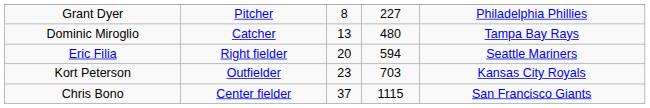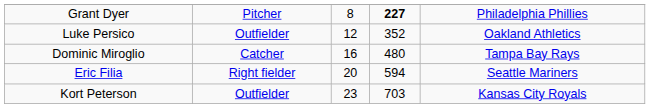(390, 14) normal -> (395, 14) bold
+ row: (98, 34)
(344, 34) 13 -> (350, 53) 16
- row: (93, 93)
